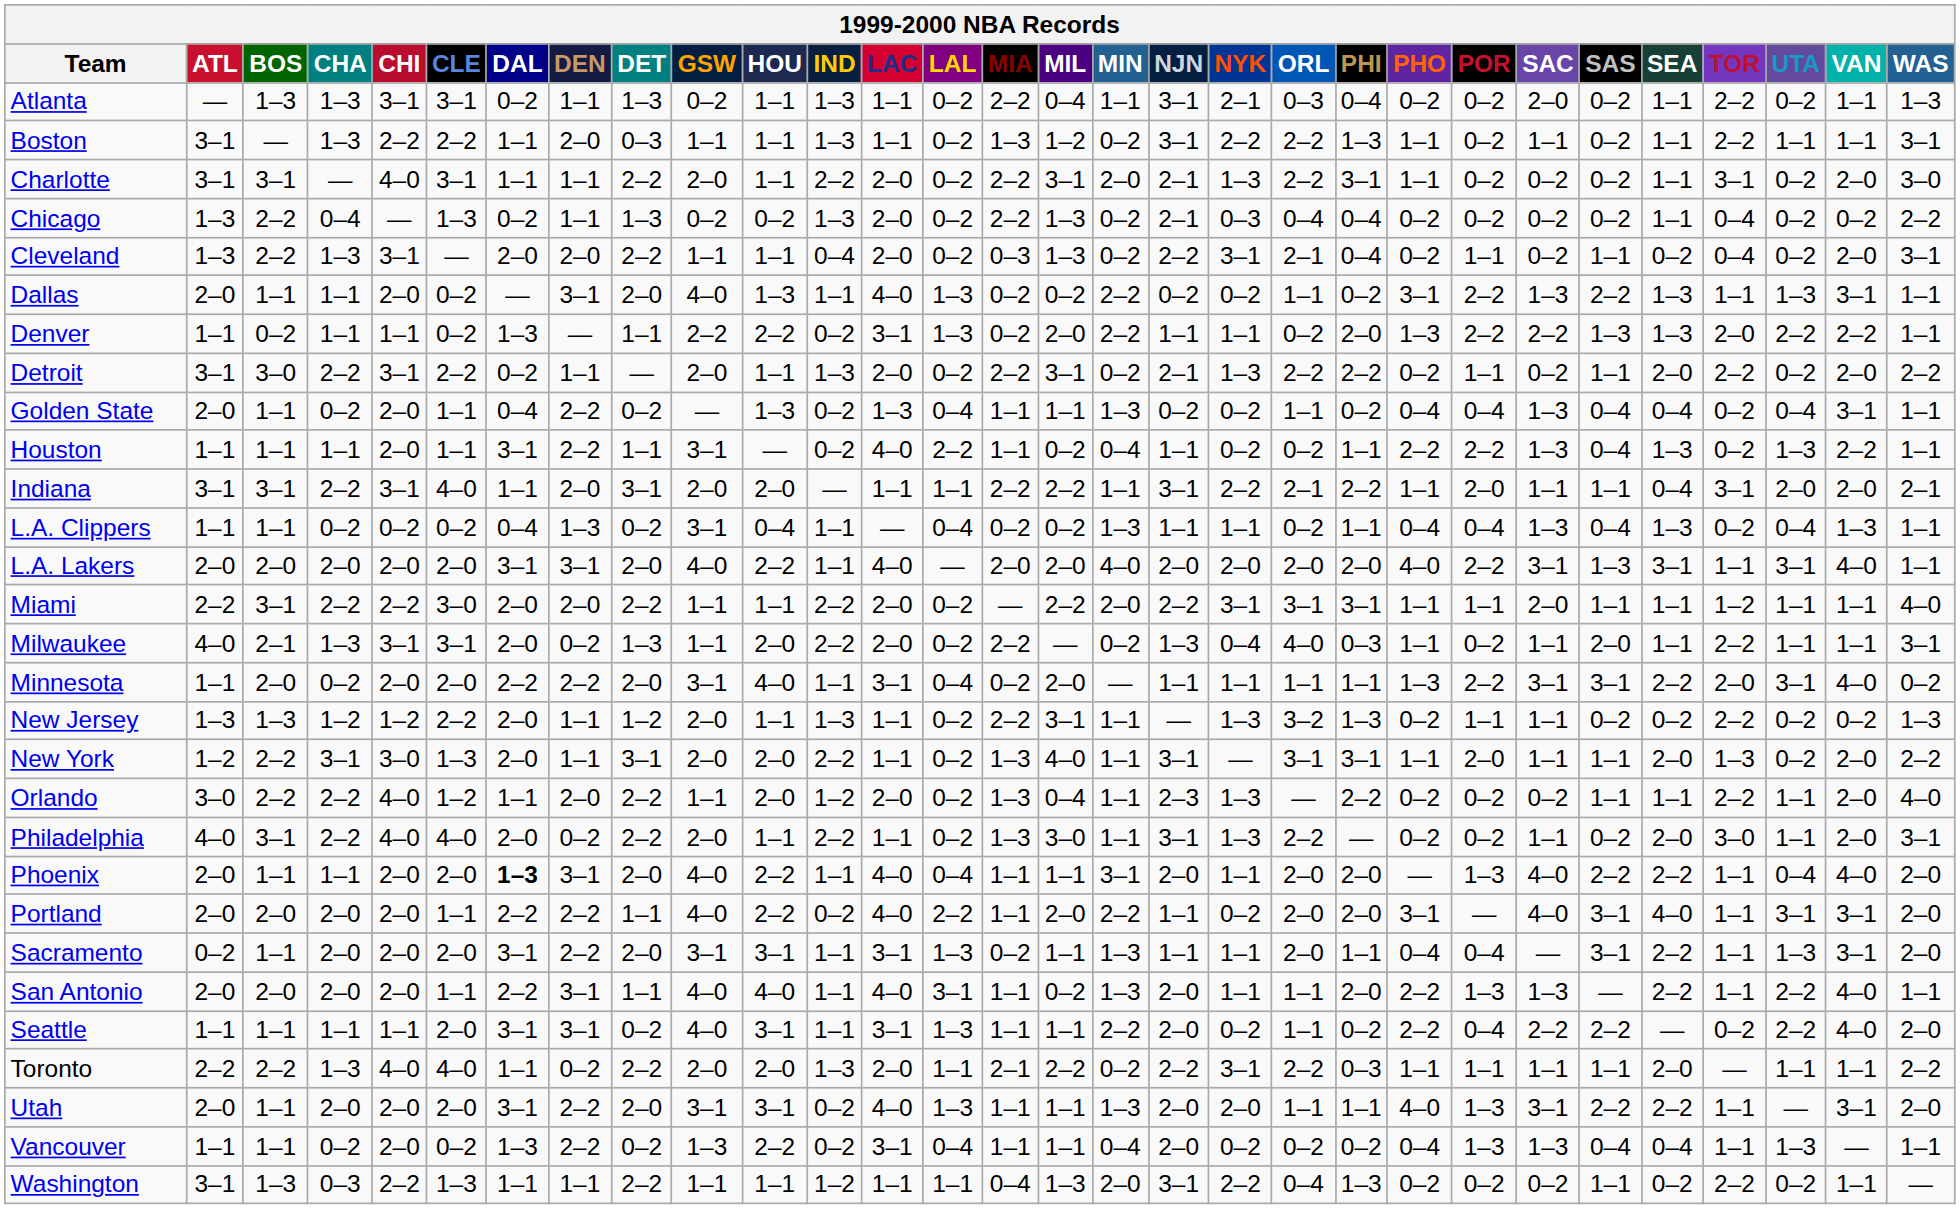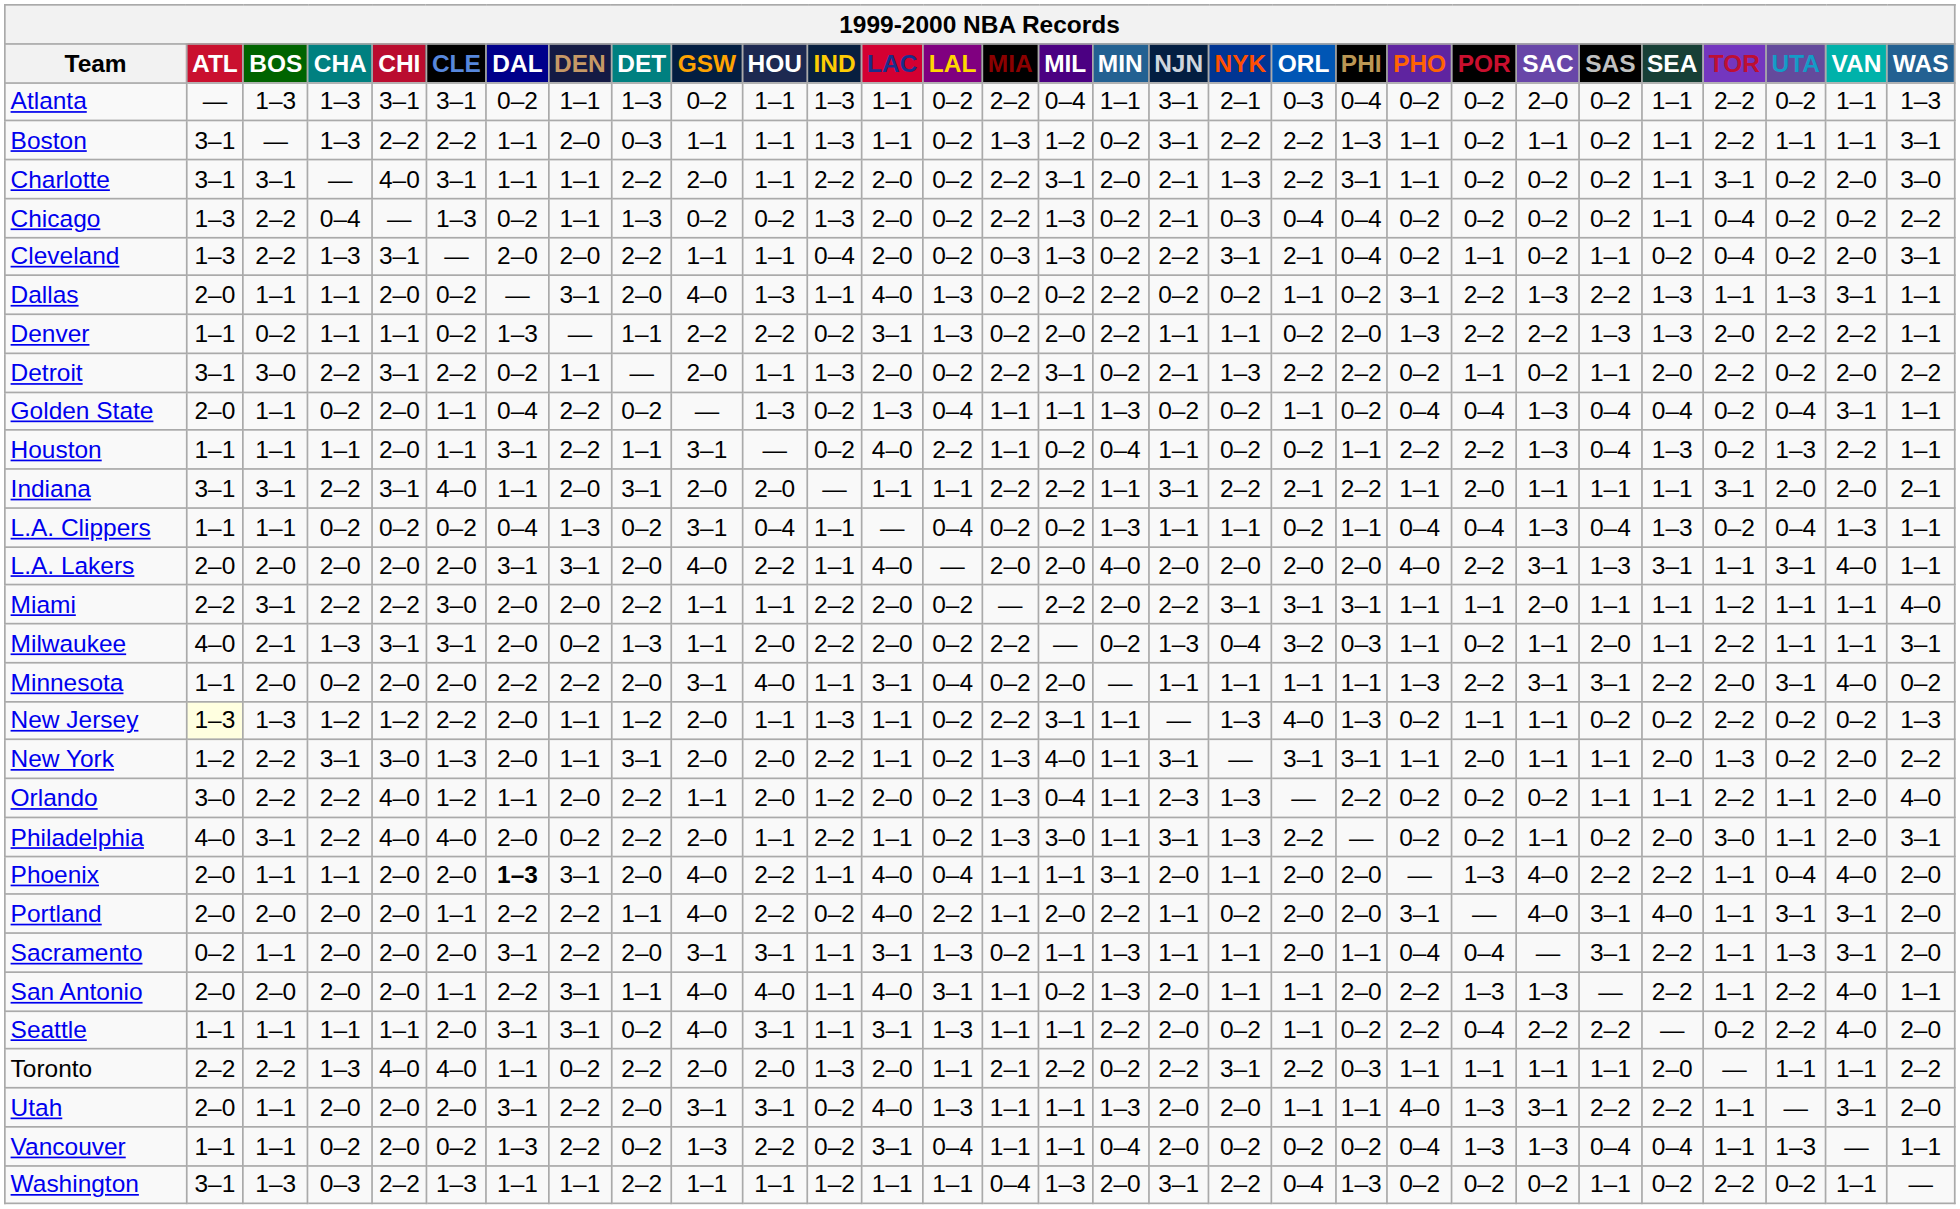(1672, 489) 0–4 -> (1672, 489) 1–1
(1304, 643) 4–0 -> (1304, 643) 3–2
(215, 721) no background -> (215, 721) lightyellow background
(1304, 721) 3–2 -> (1304, 721) 4–0
